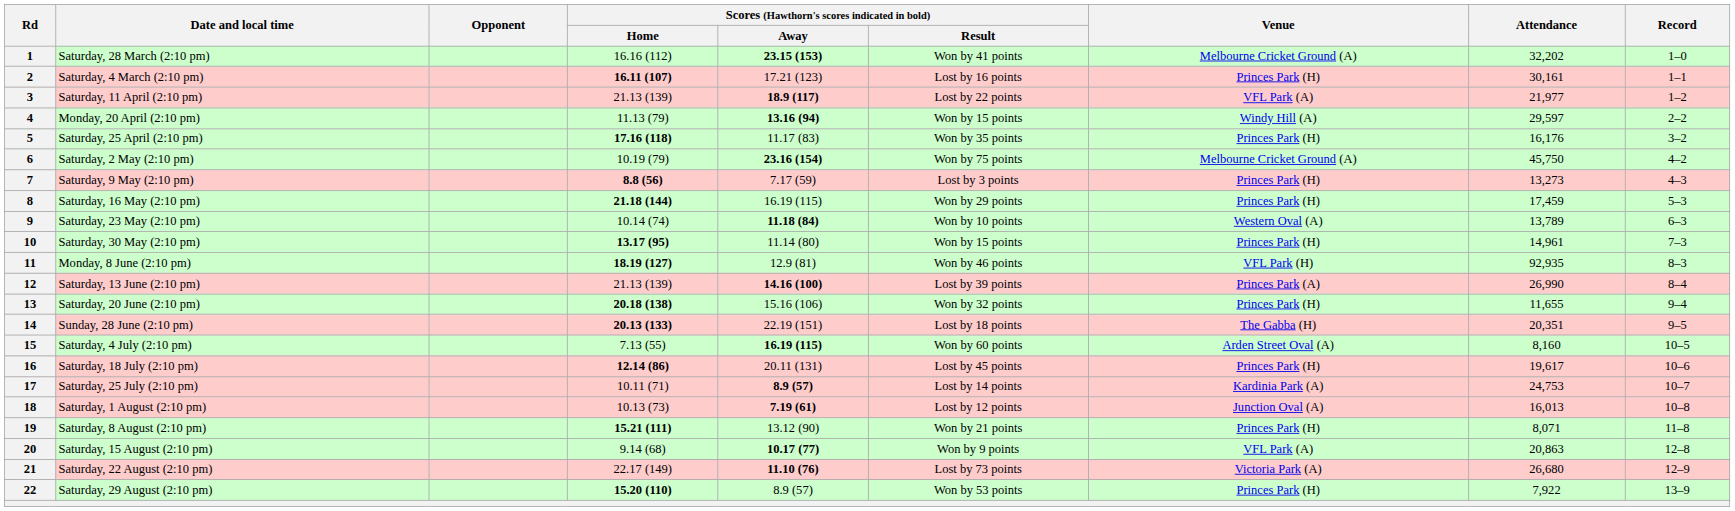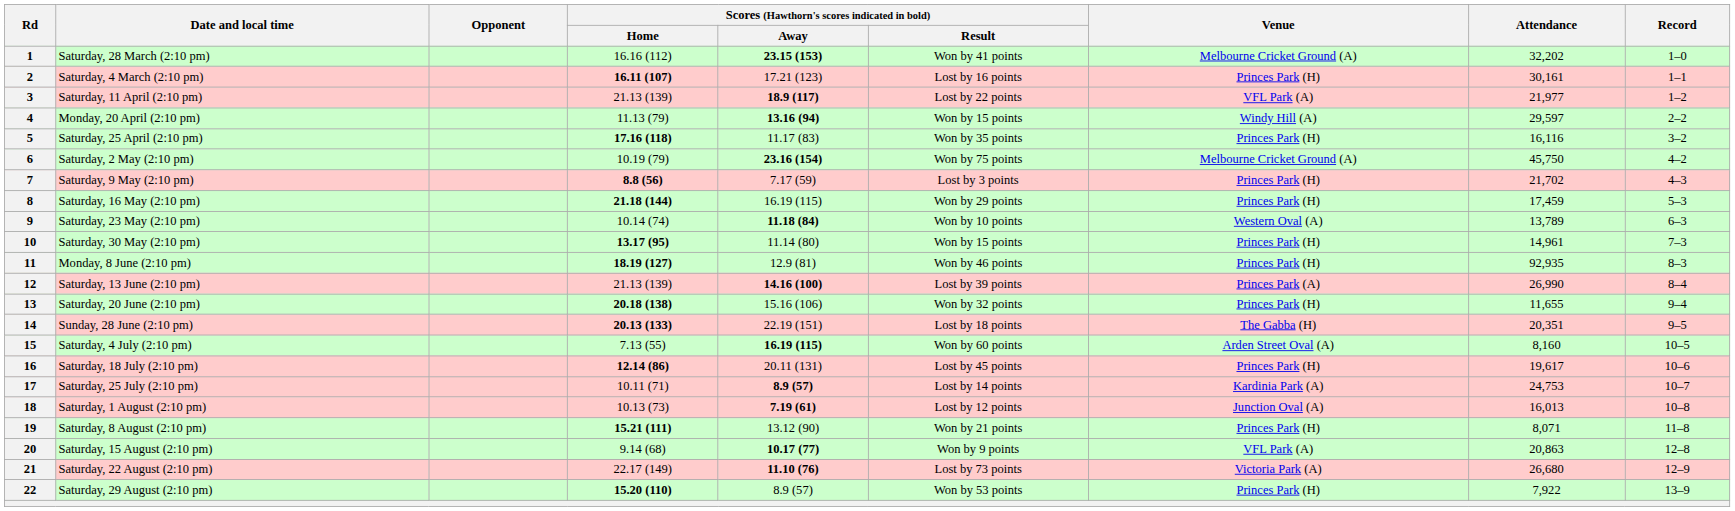(1547, 139) 16,176 -> (1547, 139) 16,116
(1547, 180) 13,273 -> (1547, 180) 21,702
(1278, 263) VFL Park (H) -> (1278, 263) Princes Park (H)
